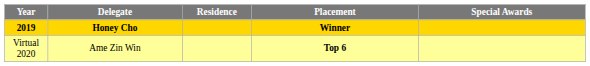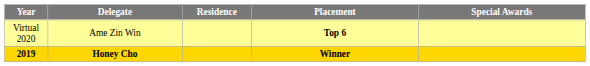rows swapped: (26, 49) <-> (26, 28)
